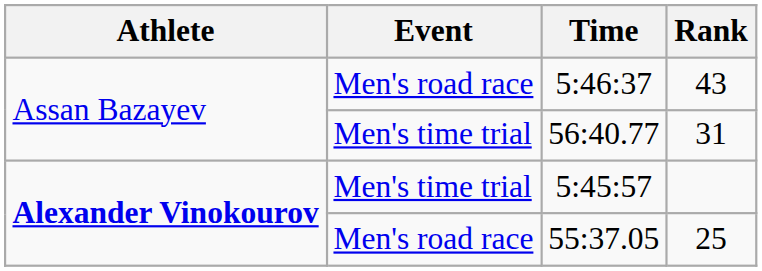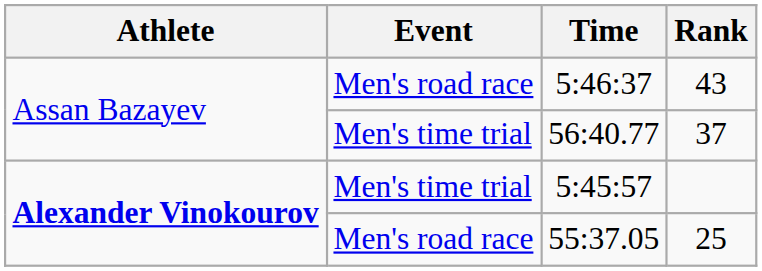(711, 134) 31 -> (711, 134) 37
